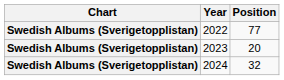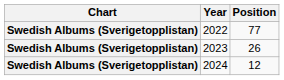(254, 48) 20 -> (254, 48) 26
(254, 65) 32 -> (254, 65) 12
